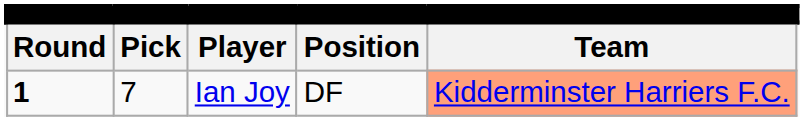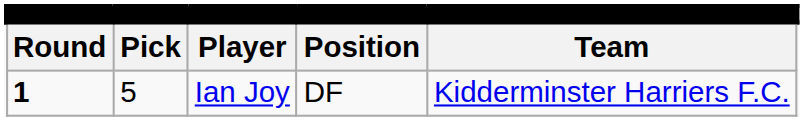(128, 93) 7 -> (128, 93) 5
(612, 93) lightsalmon background -> (612, 93) no background
